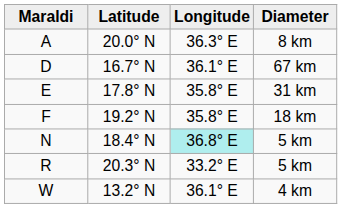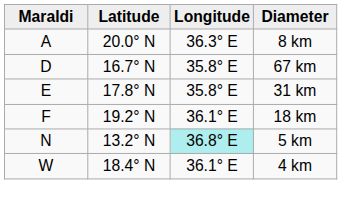(212, 66) 36.1° E -> (212, 66) 35.8° E
(212, 116) 35.8° E -> (212, 116) 36.1° E
(129, 141) 18.4° N -> (129, 141) 13.2° N
- row: (46, 166)
(129, 191) 13.2° N -> (129, 166) 18.4° N
